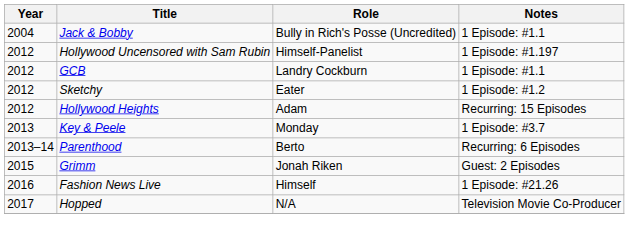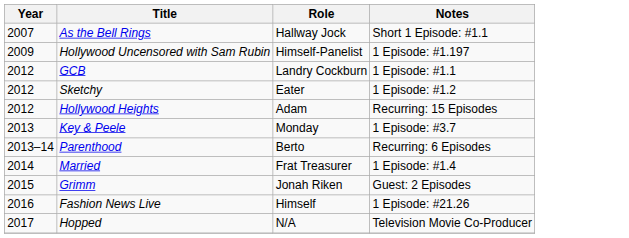- row: (96, 33)
+ row: (105, 33)
(20, 52) 2012 -> (20, 52) 2009
+ row: (80, 166)
